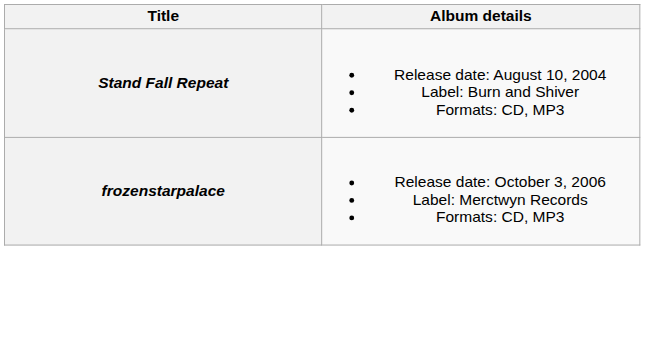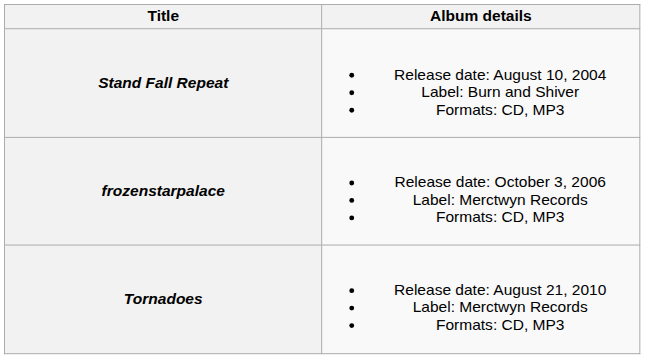+ row: (163, 299)
